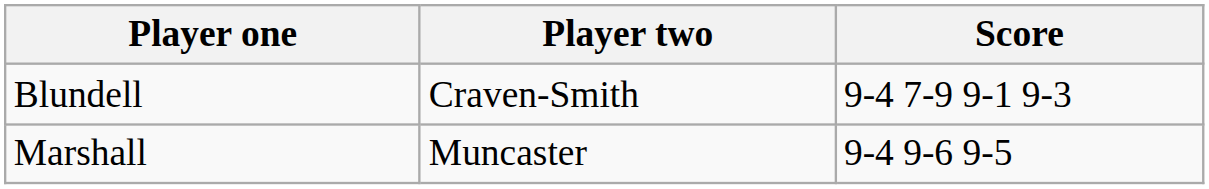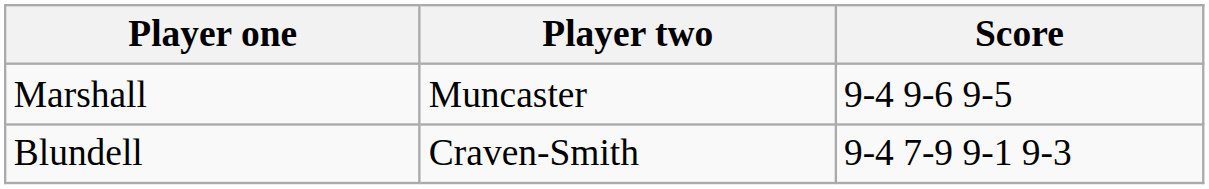rows swapped: (78, 93) <-> (80, 152)
